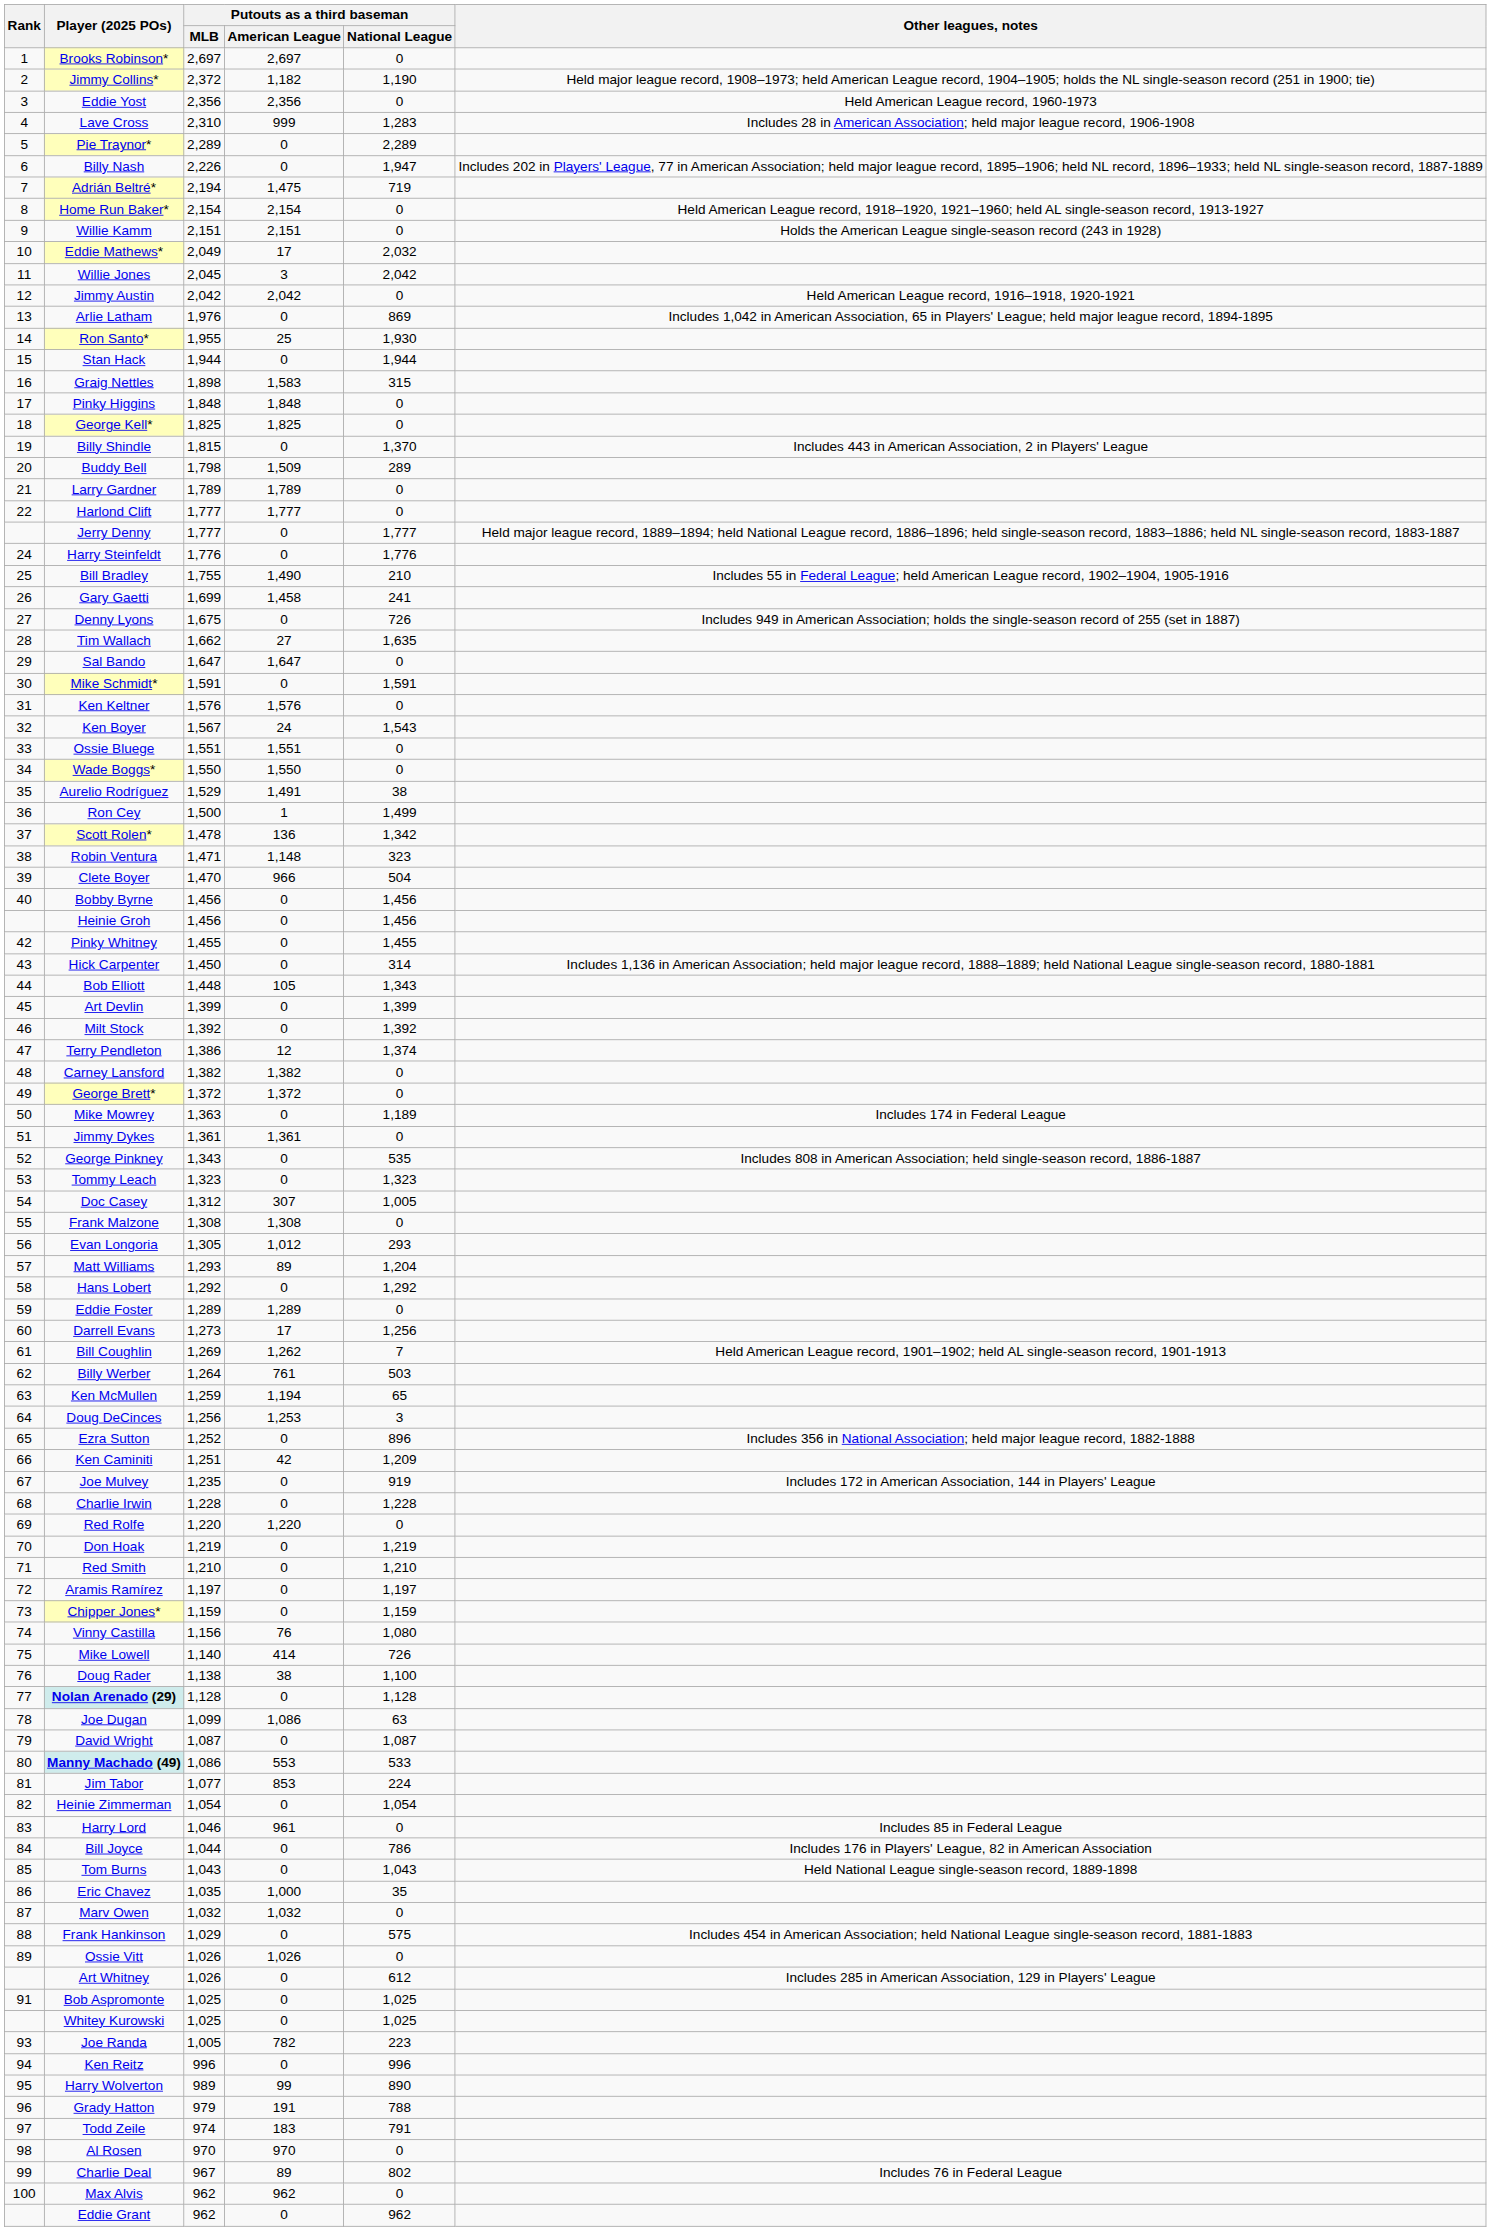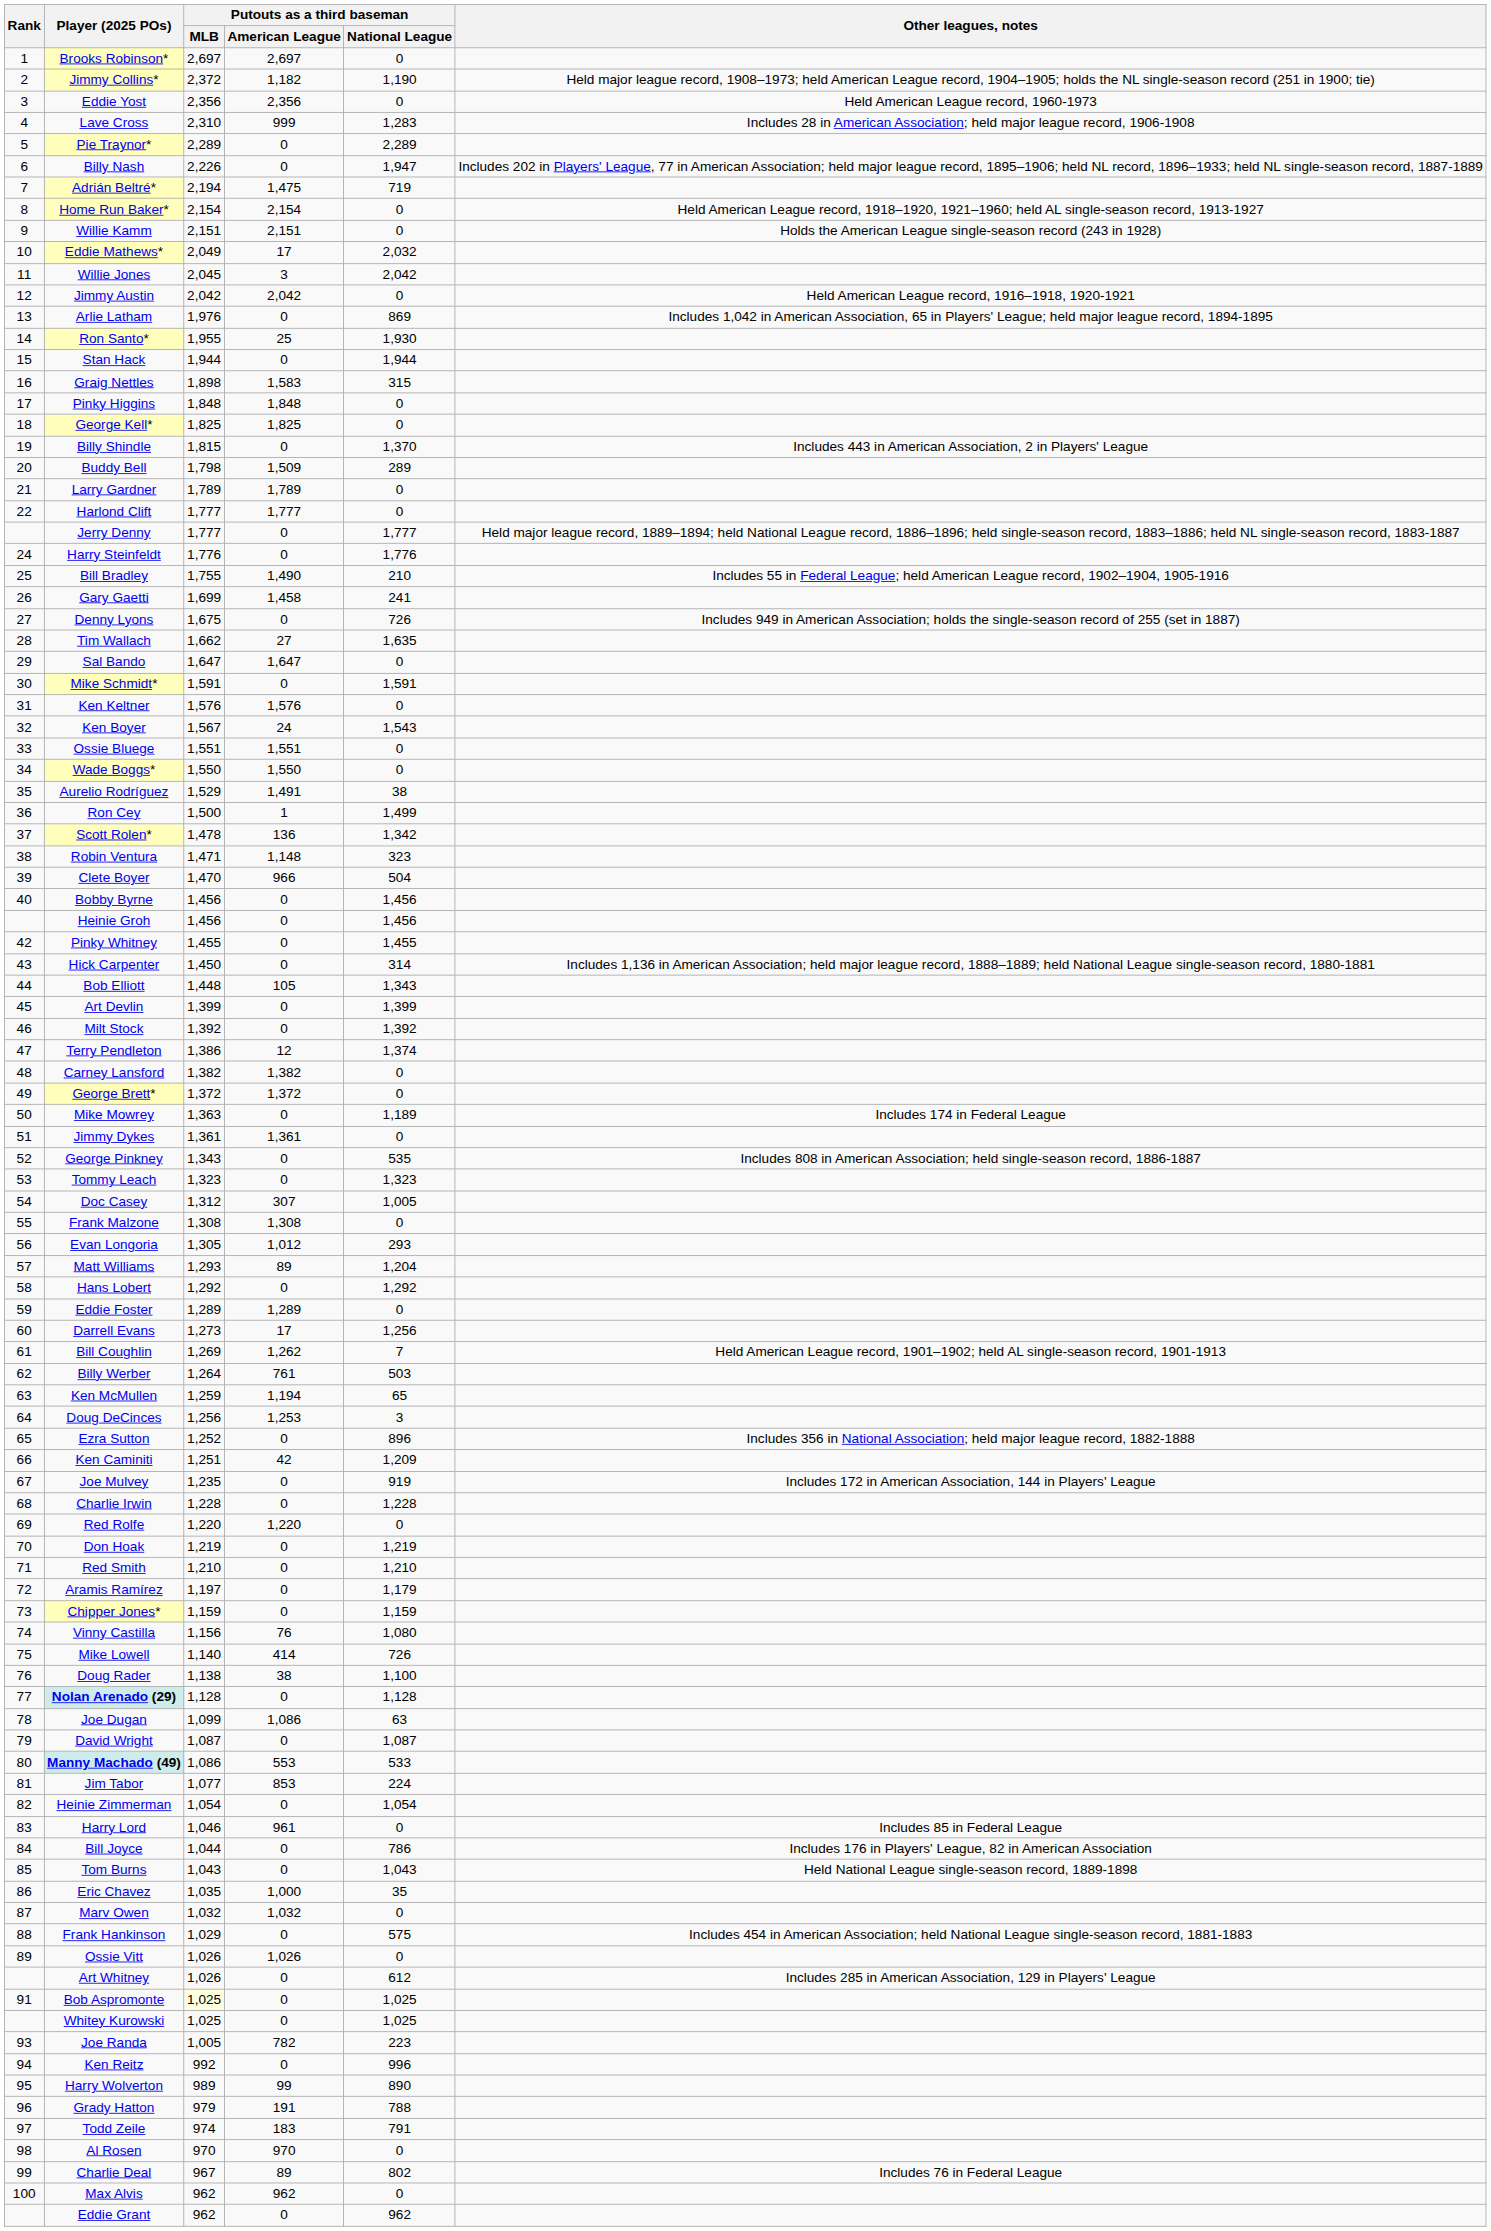(400, 1589) 1,197 -> (400, 1589) 1,179
(204, 1999) no background -> (204, 1999) lightyellow background
(204, 2064) 996 -> (204, 2064) 992
